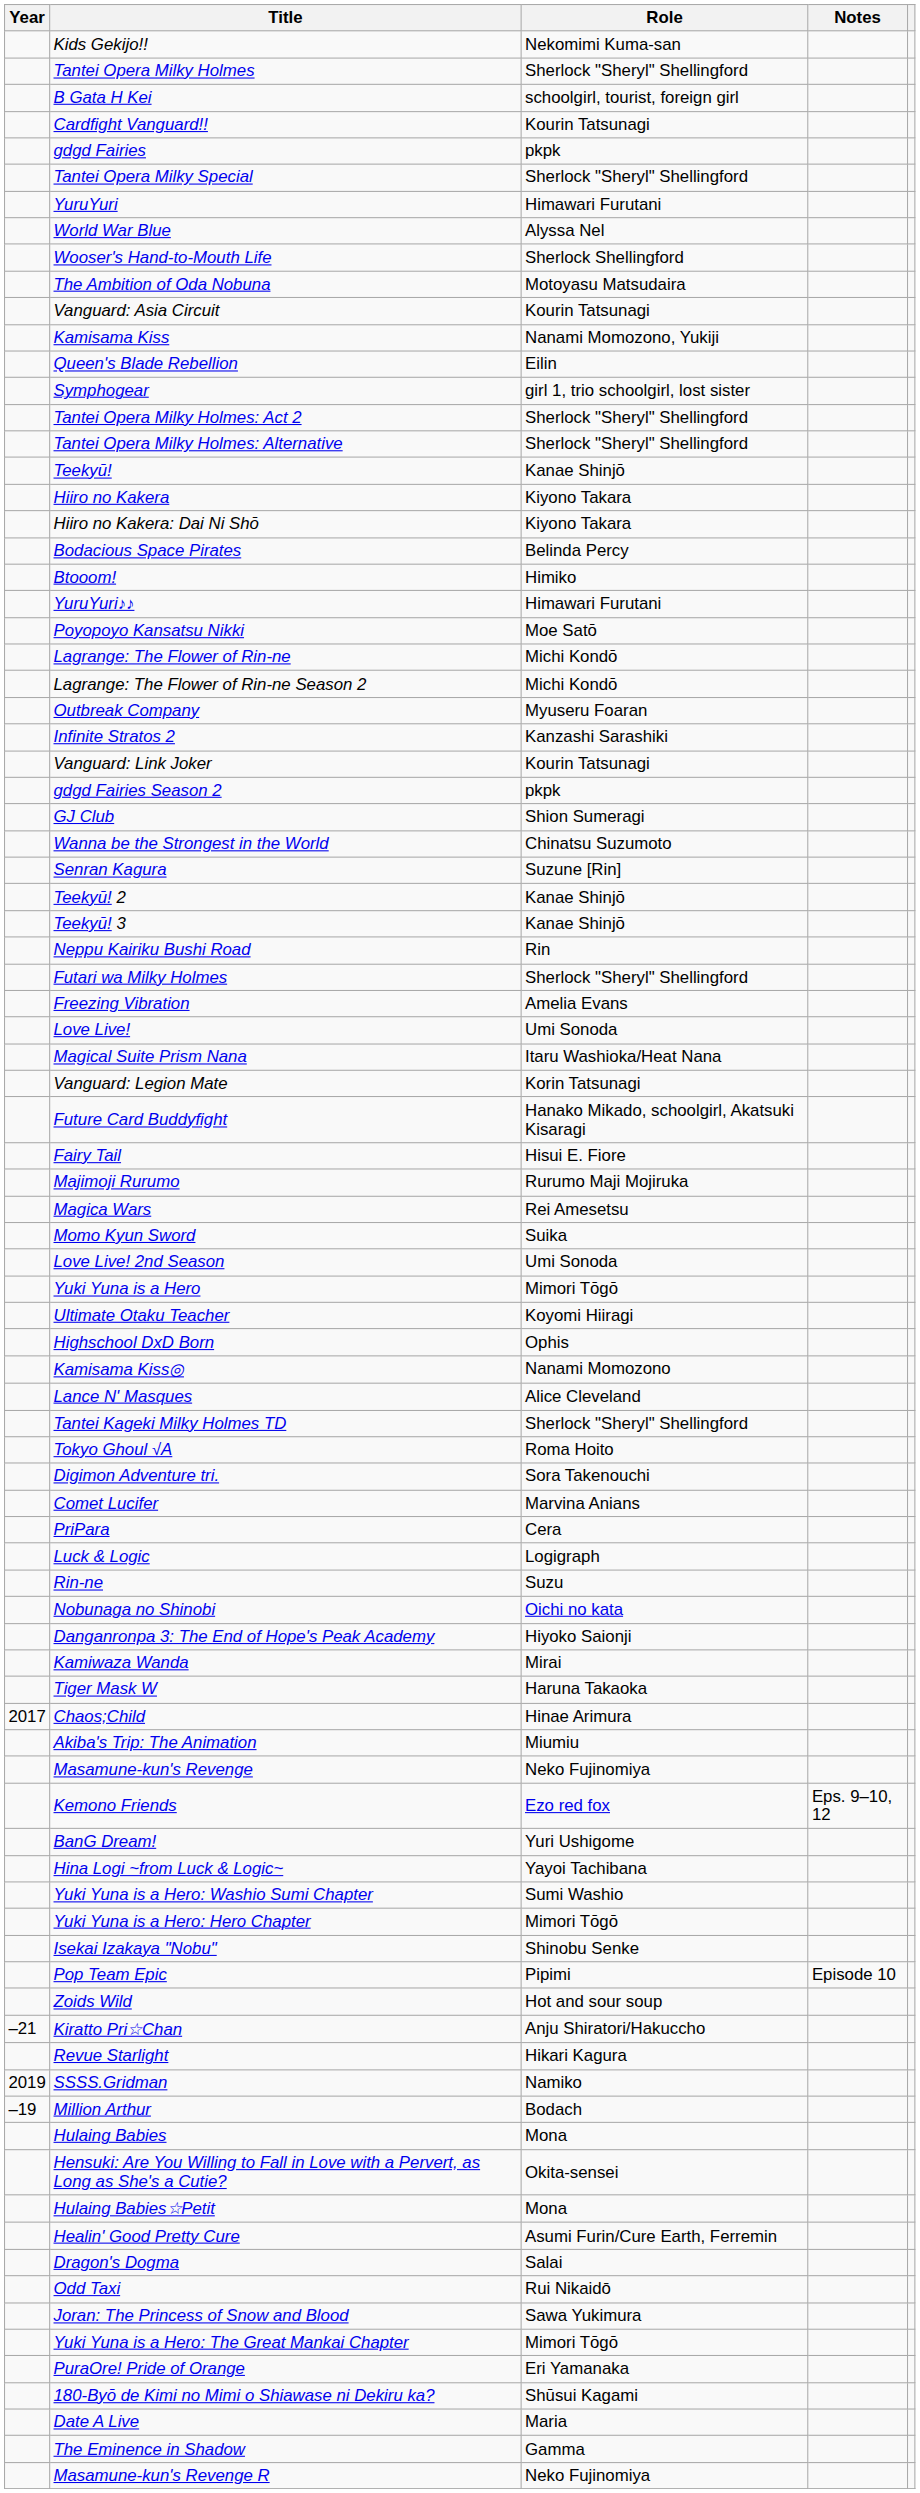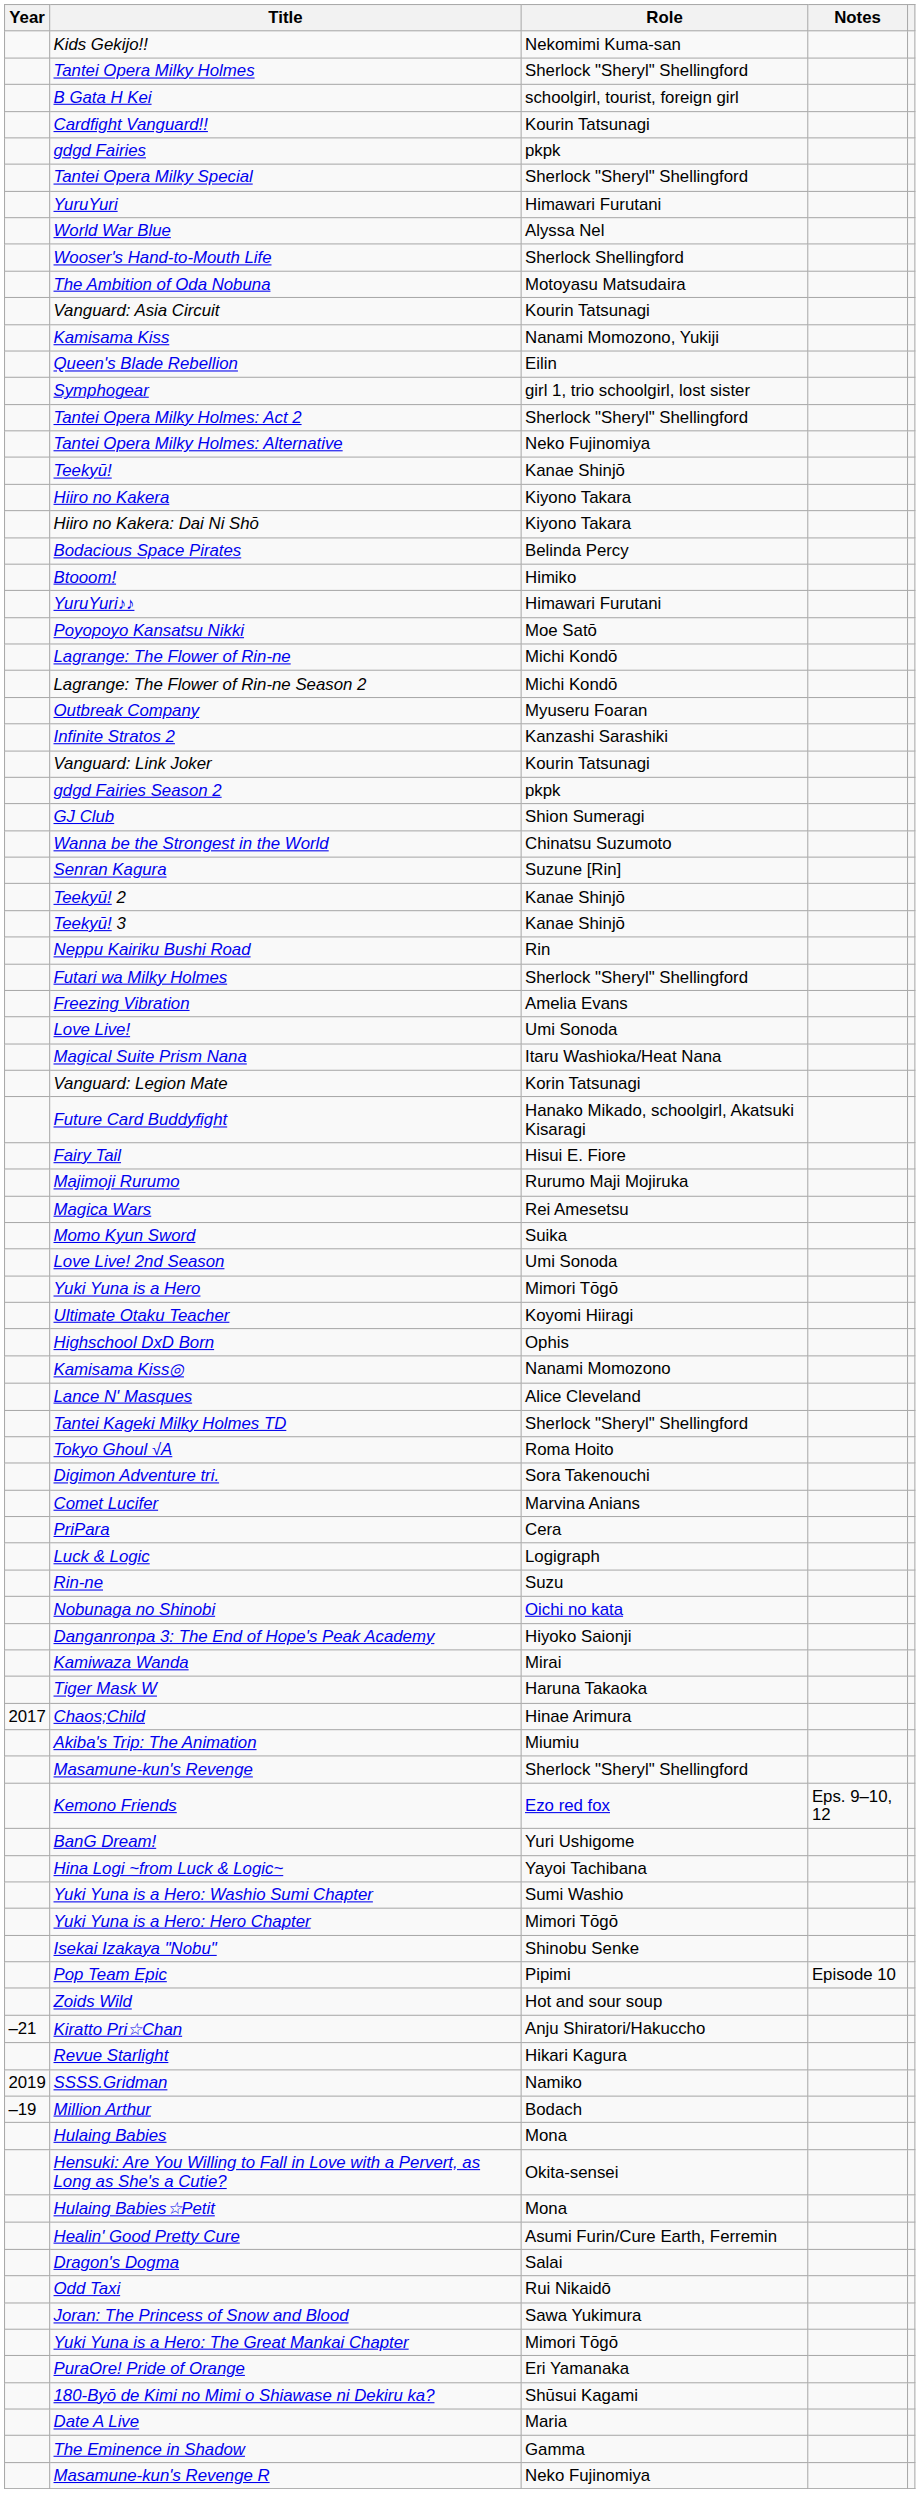(637, 444) Sherlock "Sheryl" Shellingford -> (588, 444) Neko Fujinomiya
(588, 1769) Neko Fujinomiya -> (637, 1769) Sherlock "Sheryl" Shellingford
